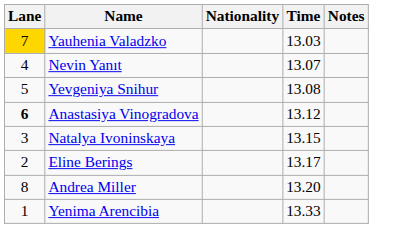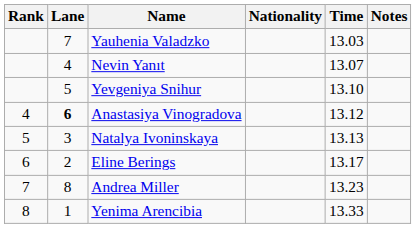+ column: (26, 16)
(25, 41) gold background -> (68, 41) no background
(303, 89) 13.08 -> (346, 89) 13.10
(303, 138) 13.15 -> (346, 138) 13.13
(303, 187) 13.20 -> (346, 187) 13.23
